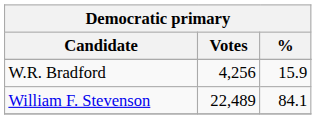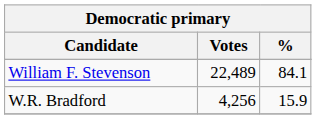rows swapped: (79, 100) <-> (57, 73)
